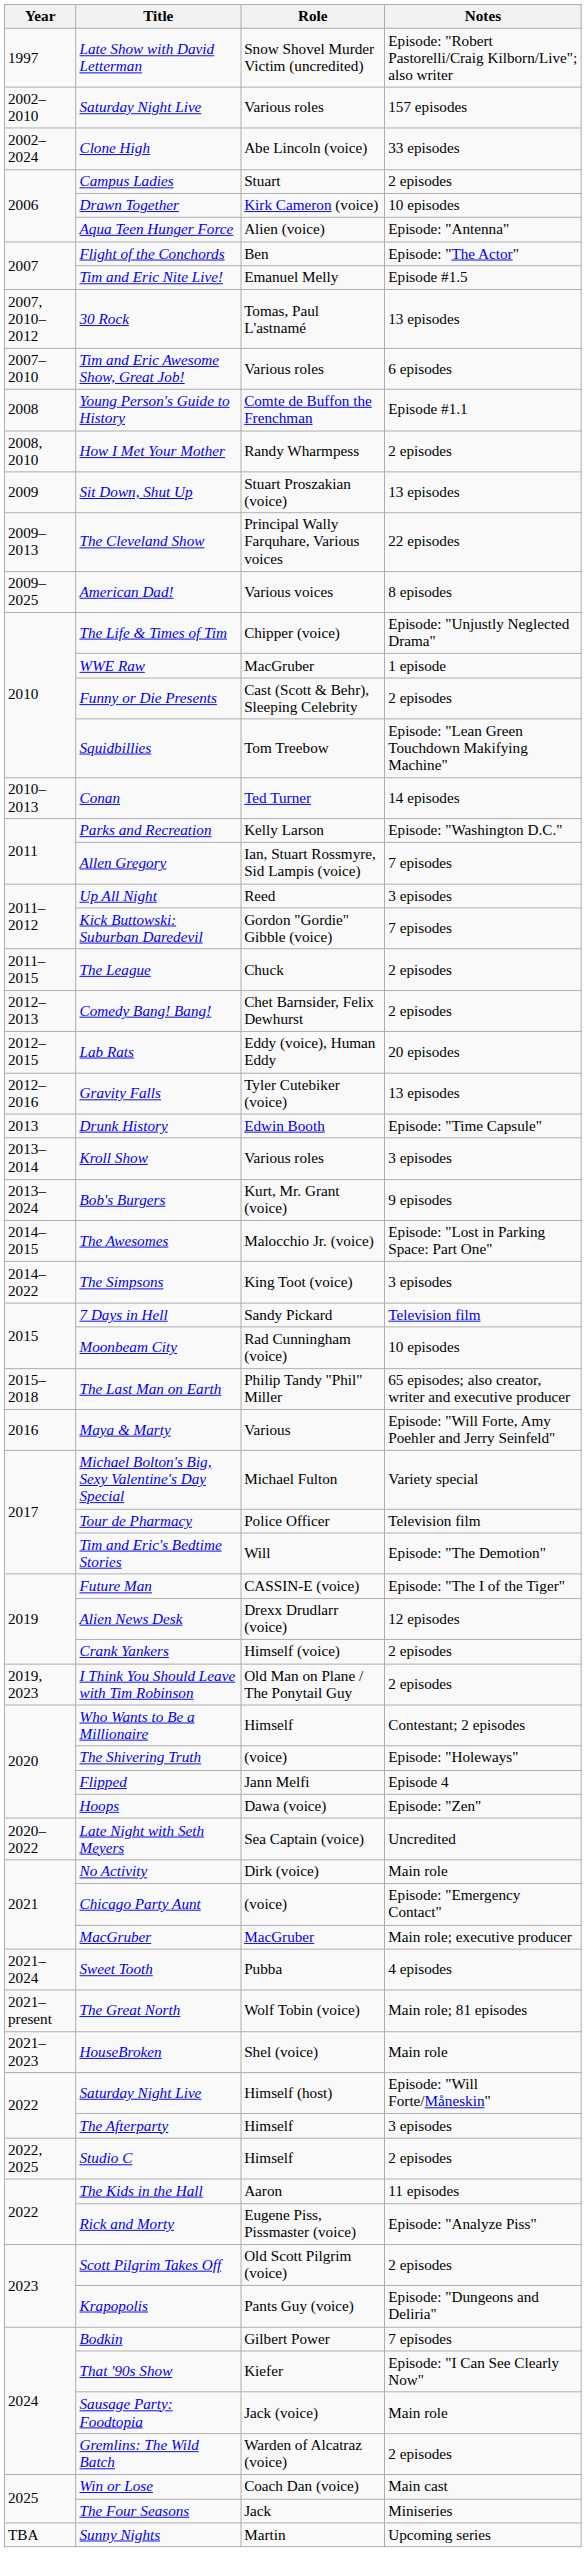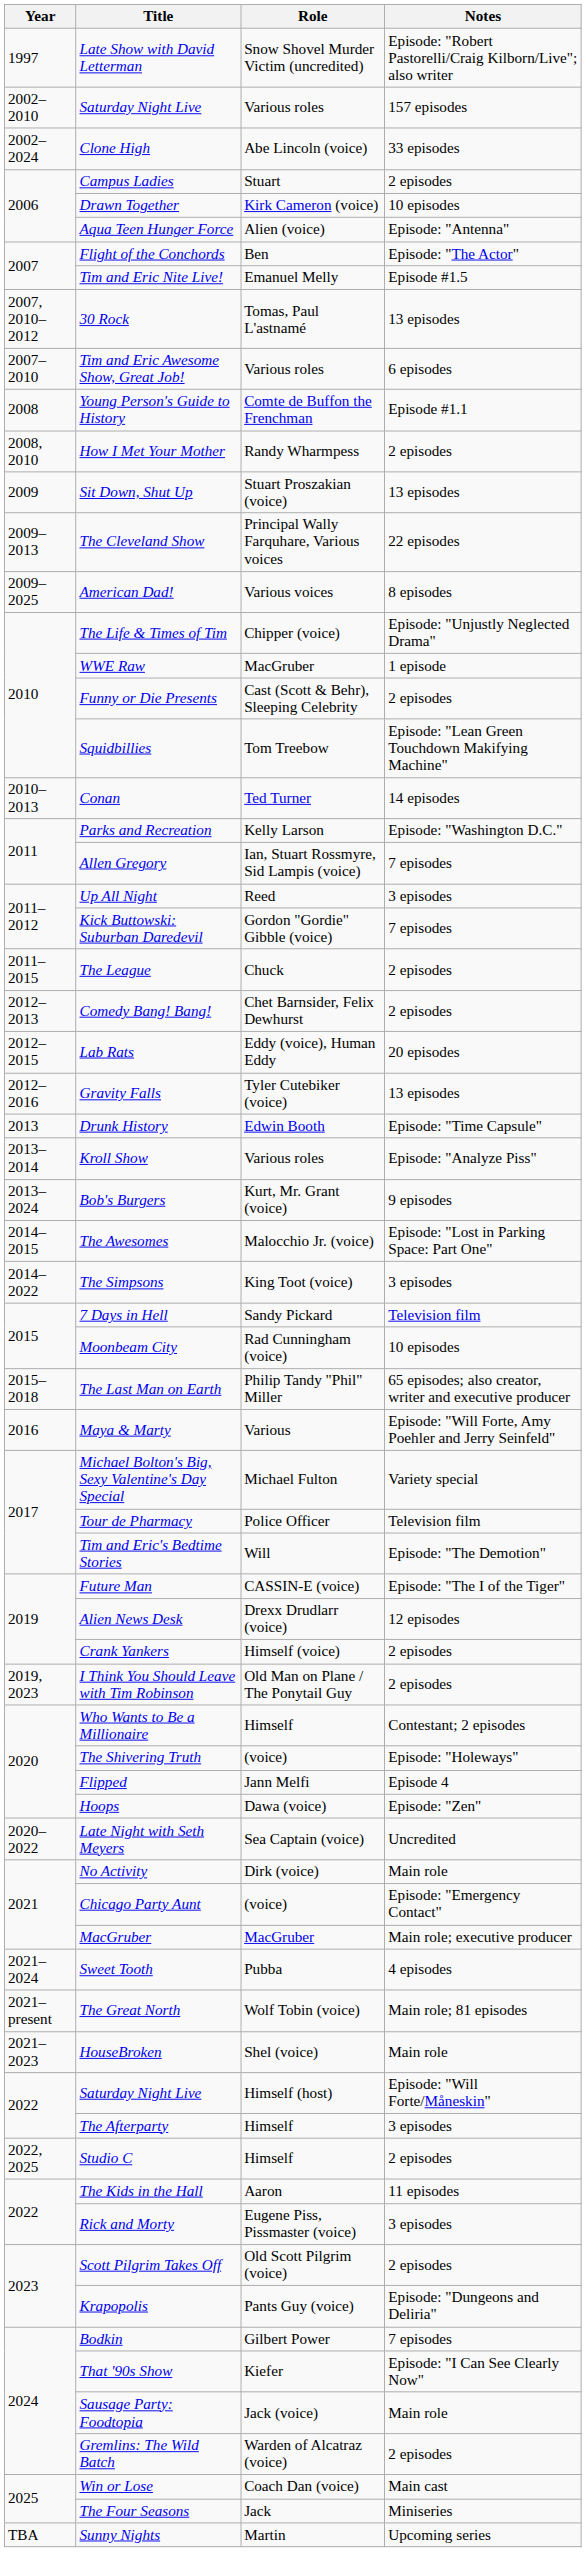(420, 1158) 3 episodes -> (462, 1158) Episode: "Analyze Piss"
(462, 2223) Episode: "Analyze Piss" -> (420, 2223) 3 episodes
